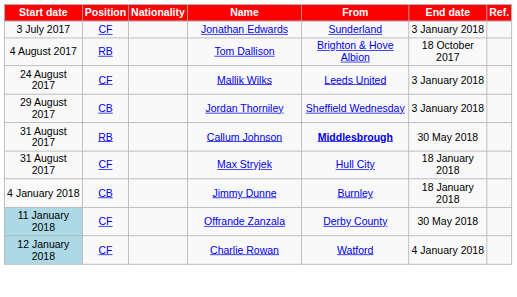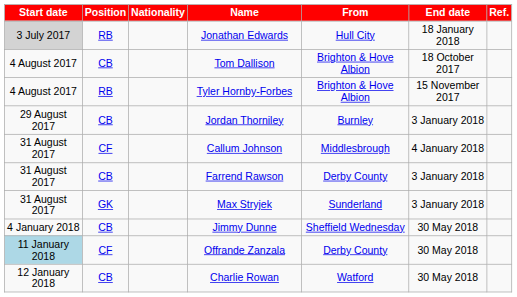(43, 30) no background -> (43, 36) lightgrey background
(105, 30) CF -> (105, 36) RB
(355, 30) Sunderland -> (355, 36) Hull City
(448, 30) 3 January 2018 -> (448, 36) 18 January 2018
(105, 52) RB -> (105, 64) CB
+ row: (245, 92)
- row: (245, 80)
(355, 109) Sheffield Wednesday -> (355, 120) Burnley
(105, 137) RB -> (105, 149) CF
(355, 137) bold -> (355, 149) normal
(448, 137) 30 May 2018 -> (448, 149) 4 January 2018
+ row: (244, 177)
(105, 165) CF -> (105, 205) GK
(355, 165) Hull City -> (355, 205) Sunderland
(448, 165) 18 January 2018 -> (448, 205) 3 January 2018
(355, 194) Burnley -> (355, 228) Sheffield Wednesday
(448, 194) 18 January 2018 -> (448, 228) 30 May 2018
(43, 250) lightblue background -> (43, 278) no background
(105, 250) CF -> (105, 278) CB
(448, 250) 4 January 2018 -> (448, 278) 30 May 2018
